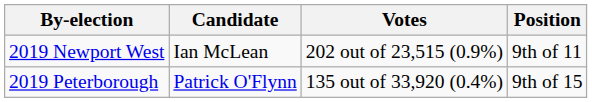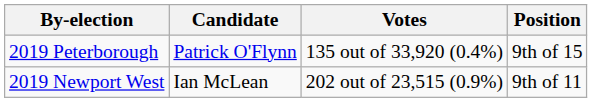rows swapped: (87, 50) <-> (84, 81)
